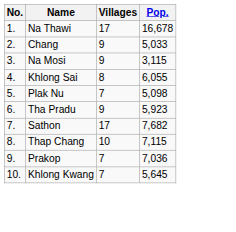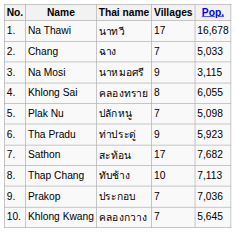+ column: (124, 12)
(102, 45) 9 -> (157, 51) 7
(154, 142) 7,115 -> (210, 176) 7,113
